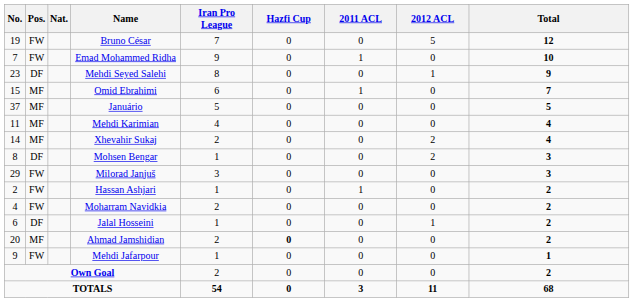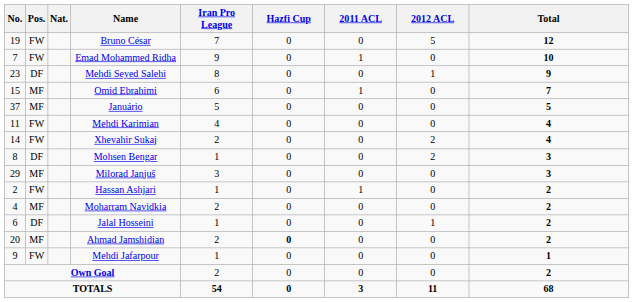(37, 124) MF -> (37, 124) FW
(37, 140) MF -> (37, 140) FW
(37, 173) FW -> (37, 173) MF
(37, 206) FW -> (37, 206) MF
